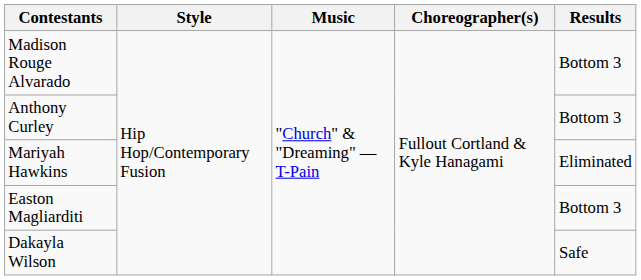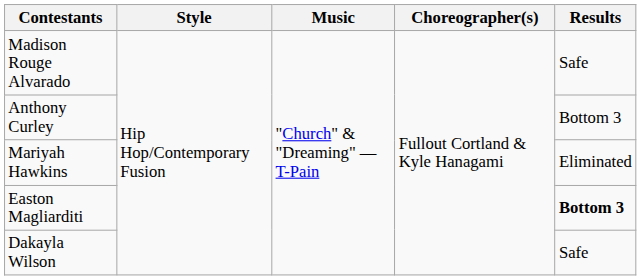(590, 62) Bottom 3 -> (574, 62) Safe
(590, 207) normal -> (592, 207) bold
